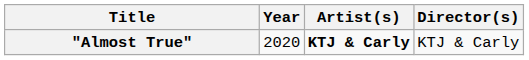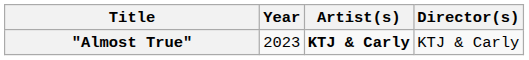(282, 42) 2020 -> (282, 42) 2023
